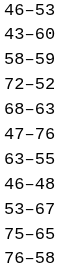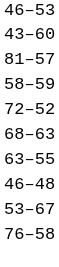+ row: (30, 60)
- row: (30, 134)
- row: (30, 234)
